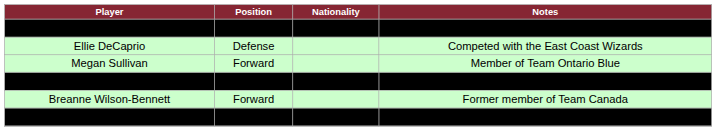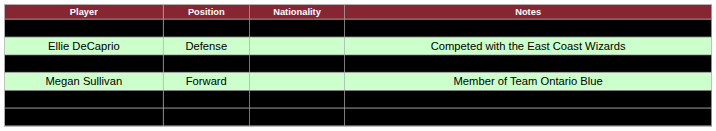(254, 28) Forward -> (206, 28) Defense
+ row: (84, 63)
- row: (110, 99)
(254, 117) Defense -> (206, 117) Forward
(545, 117) normal -> (528, 117) bold
